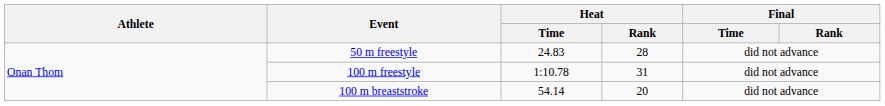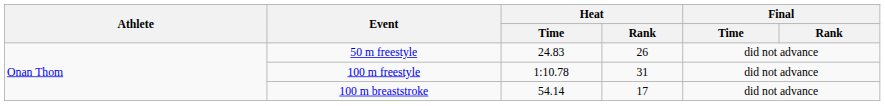(642, 52) 28 -> (642, 52) 26
(642, 91) 20 -> (642, 91) 17
